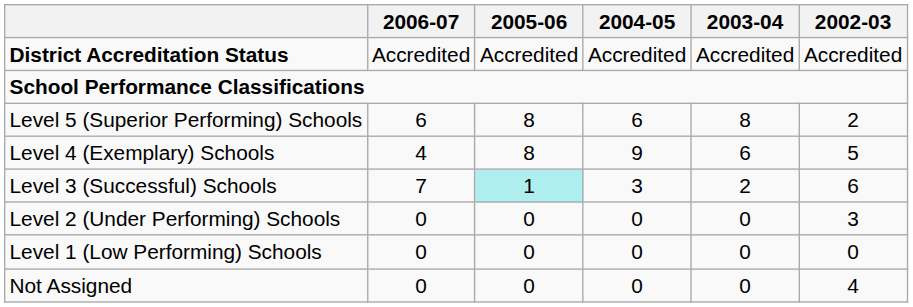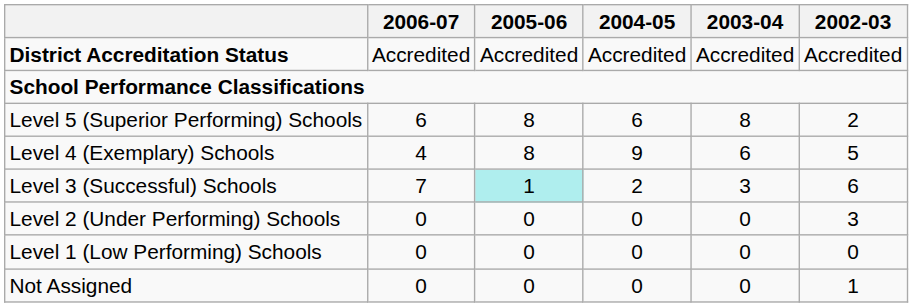(637, 186) 3 -> (637, 186) 2
(745, 186) 2 -> (745, 186) 3
(853, 285) 4 -> (853, 285) 1
